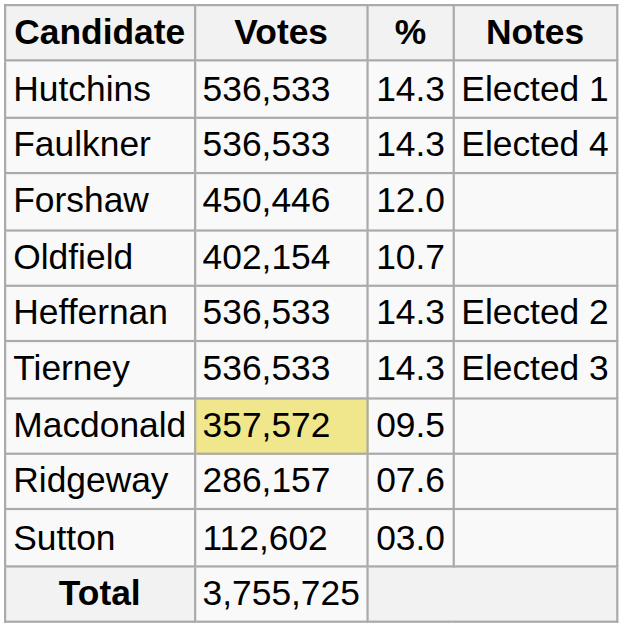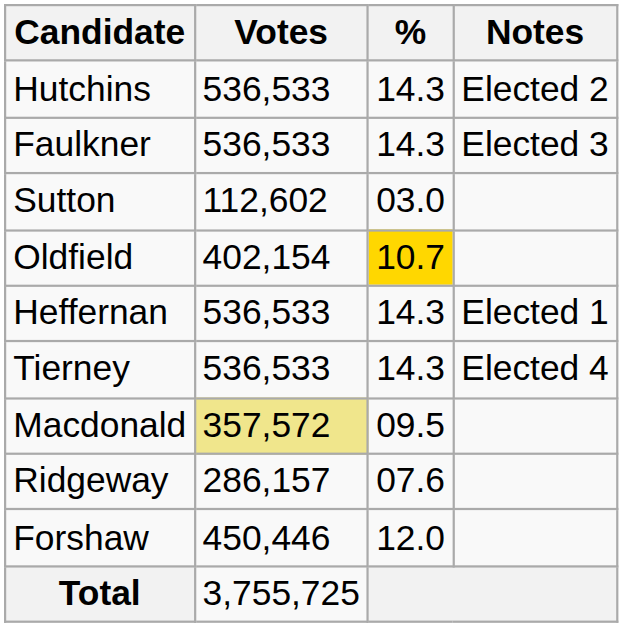(535, 88) Elected 1 -> (535, 88) Elected 2
(535, 144) Elected 4 -> (535, 144) Elected 3
rows swapped: (81, 200) <-> (64, 537)
(411, 256) no background -> (411, 256) gold background
(535, 312) Elected 2 -> (535, 312) Elected 1
(535, 369) Elected 3 -> (535, 369) Elected 4
